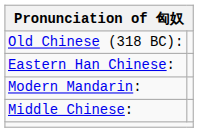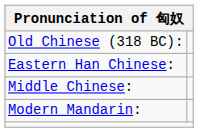rows swapped: (71, 110) <-> (75, 88)
